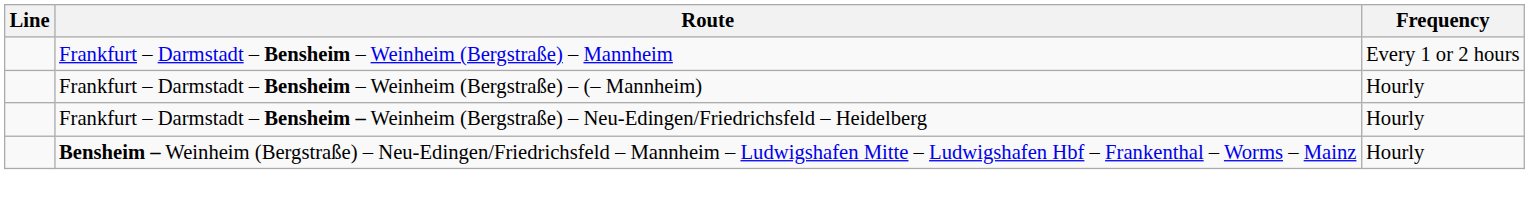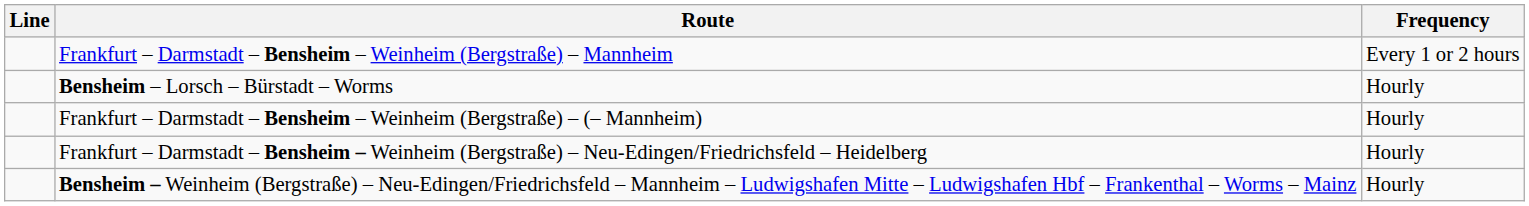+ row: (226, 86)
